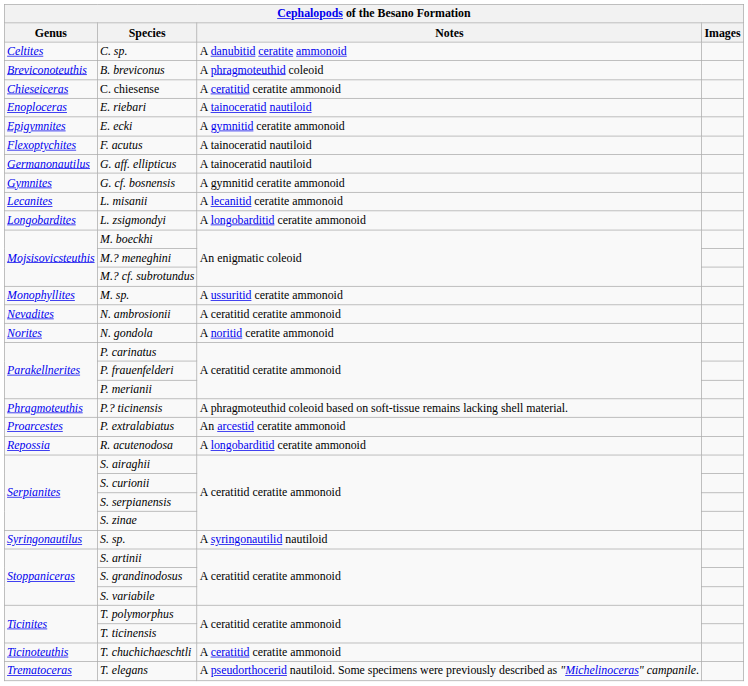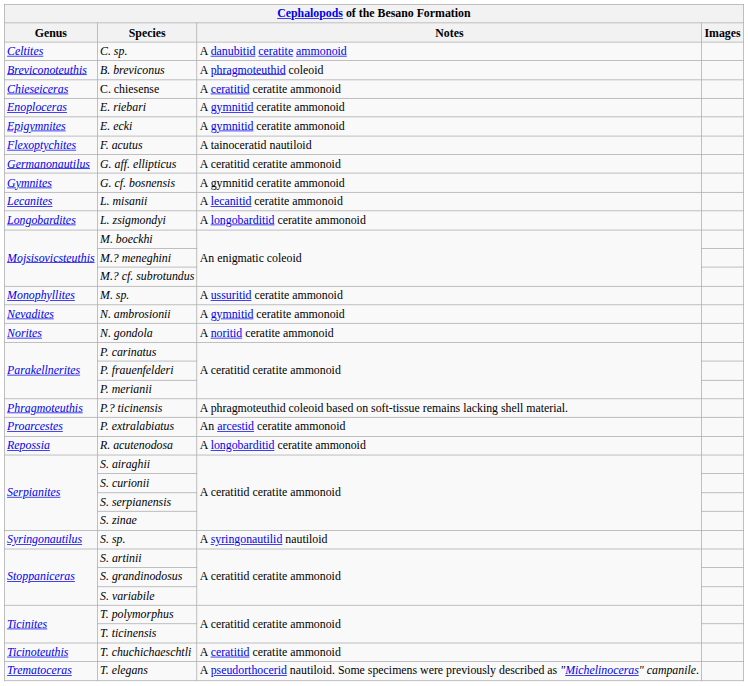(256, 107) A tainoceratid nautiloid -> (272, 107) A gymnitid ceratite ammonoid
(256, 164) A tainoceratid nautiloid -> (270, 164) A ceratitid ceratite ammonoid
(270, 314) A ceratitid ceratite ammonoid -> (272, 314) A gymnitid ceratite ammonoid
